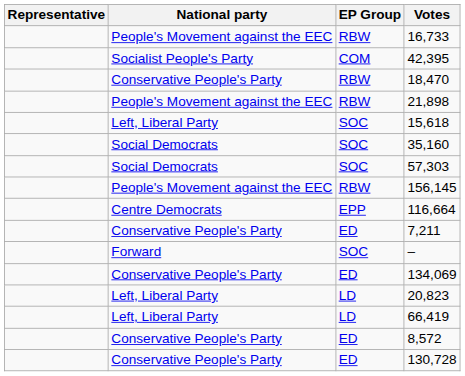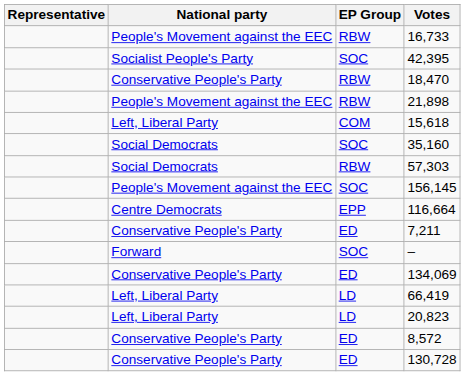(355, 58) COM -> (353, 58) SOC
(353, 123) SOC -> (355, 123) COM
(353, 166) SOC -> (355, 166) RBW
(355, 187) RBW -> (353, 187) SOC
rows swapped: (428, 295) <-> (428, 317)
